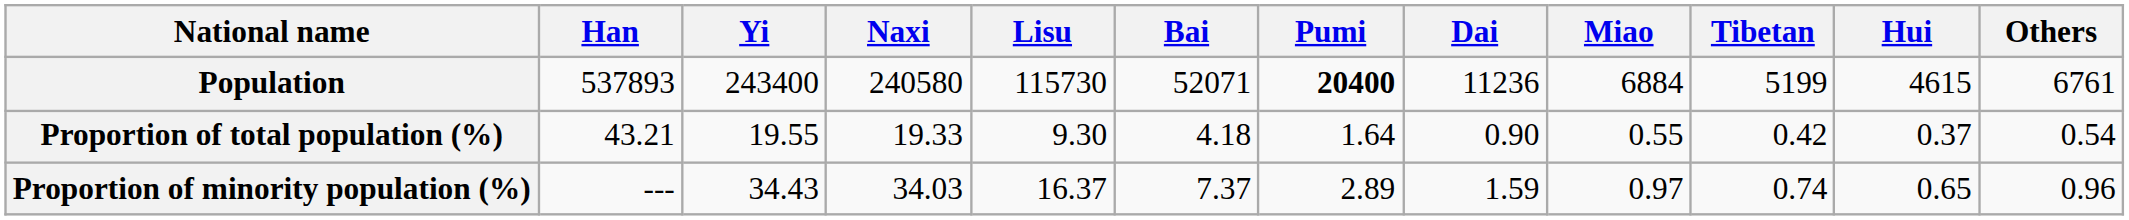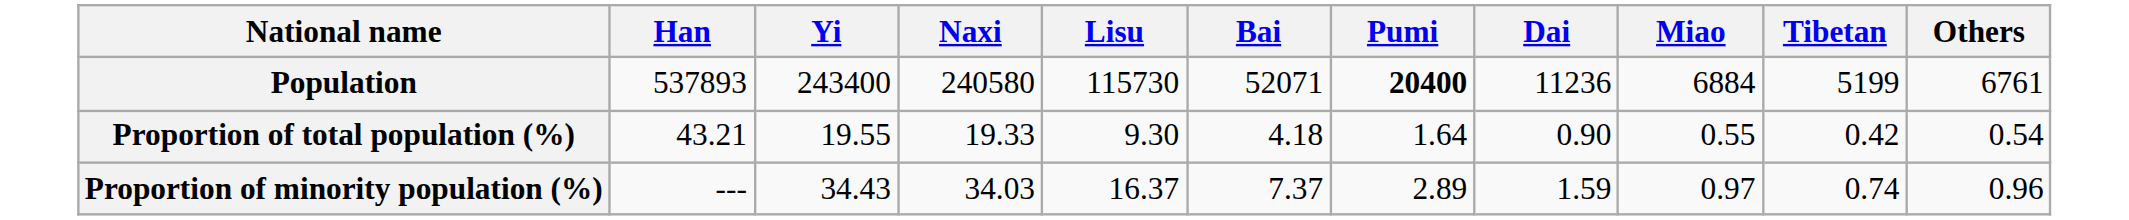- column: (1907, 31)
